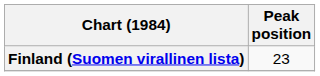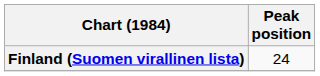(281, 58) 23 -> (281, 58) 24
